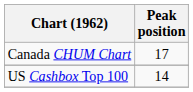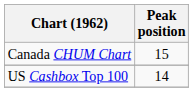(162, 53) 17 -> (162, 53) 15
